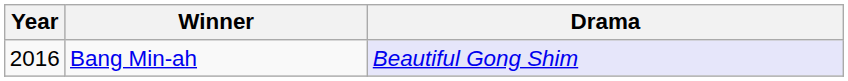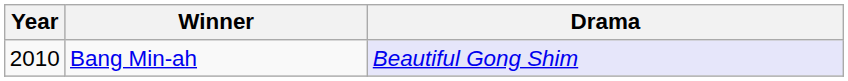(35, 57) 2016 -> (35, 57) 2010
